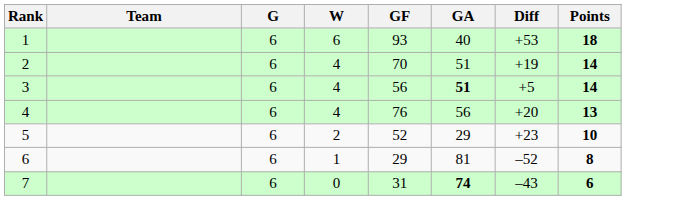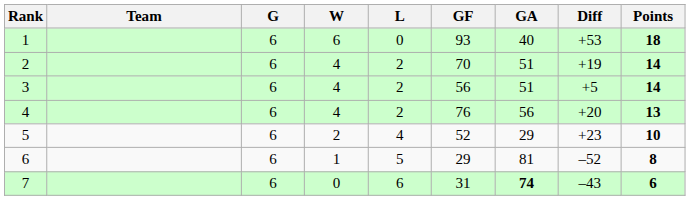+ column: (400, 16)
(463, 87) bold -> (526, 87) normal
